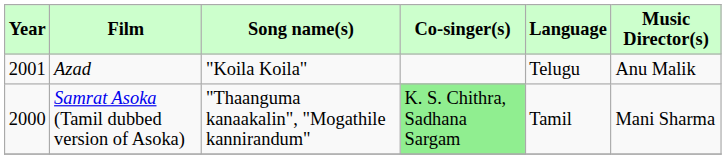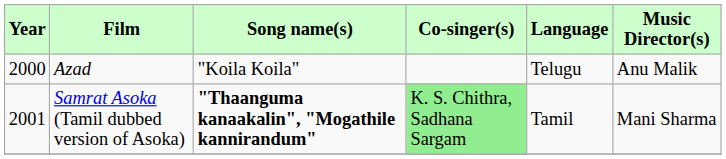(27, 68) 2001 -> (27, 68) 2000
(27, 118) 2000 -> (27, 118) 2001
(296, 118) normal -> (296, 118) bold
